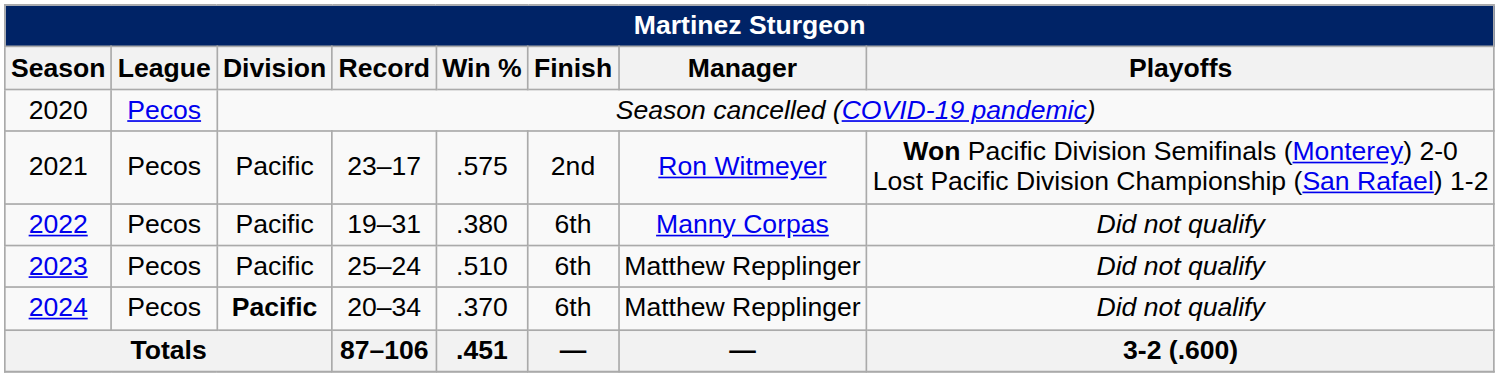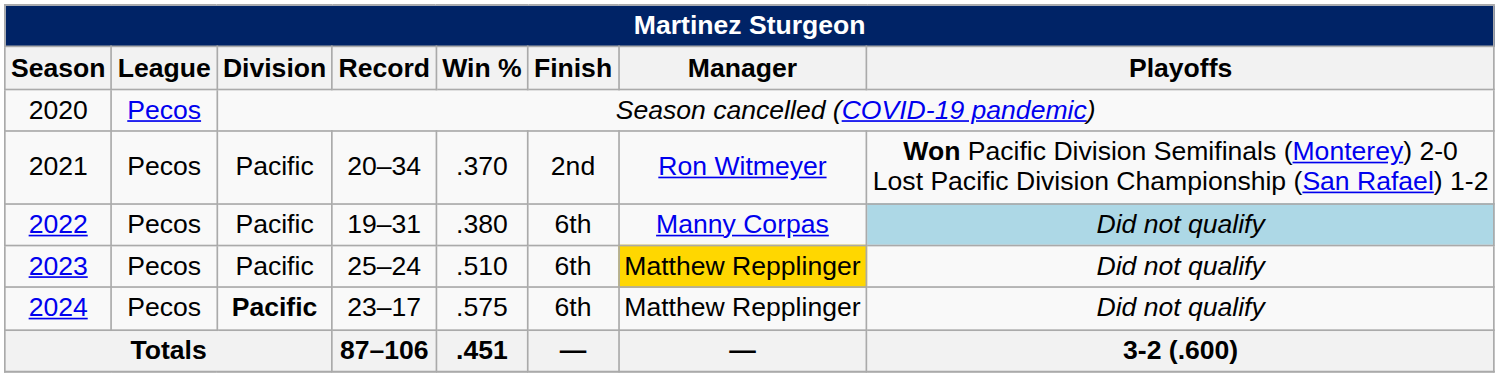(384, 166) 23–17 -> (384, 166) 20–34
(482, 166) .575 -> (482, 166) .370
(1181, 223) no background -> (1181, 223) lightblue background
(742, 266) no background -> (742, 266) gold background
(384, 308) 20–34 -> (384, 308) 23–17
(482, 308) .370 -> (482, 308) .575
